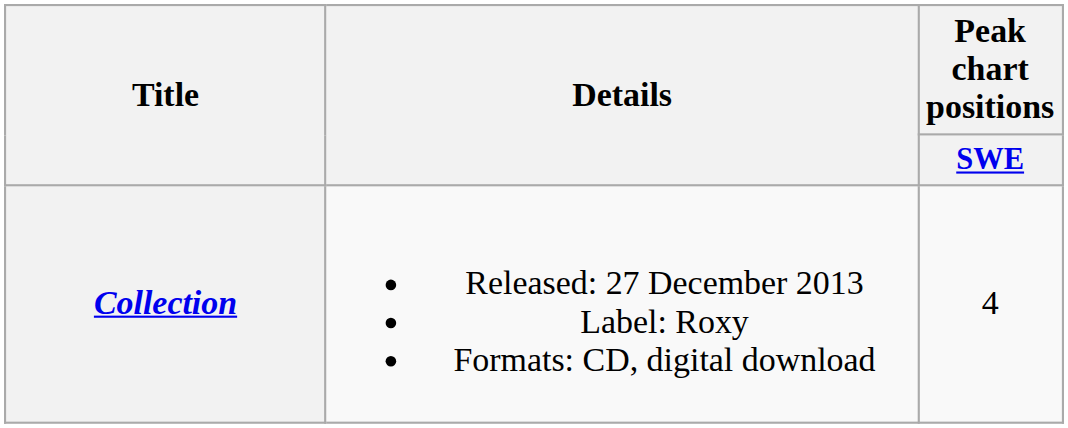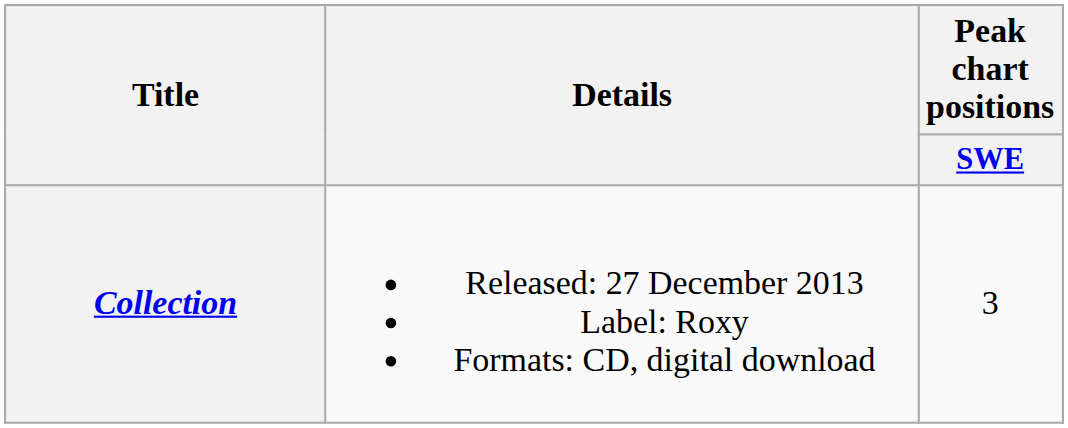(990, 303) 4 -> (990, 303) 3
